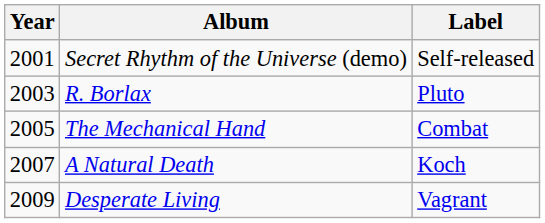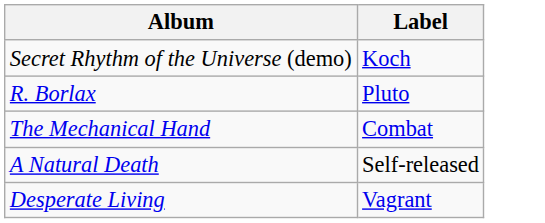- column: (32, 22)
(476, 57) Self-released -> (386, 57) Koch
(441, 164) Koch -> (421, 164) Self-released
